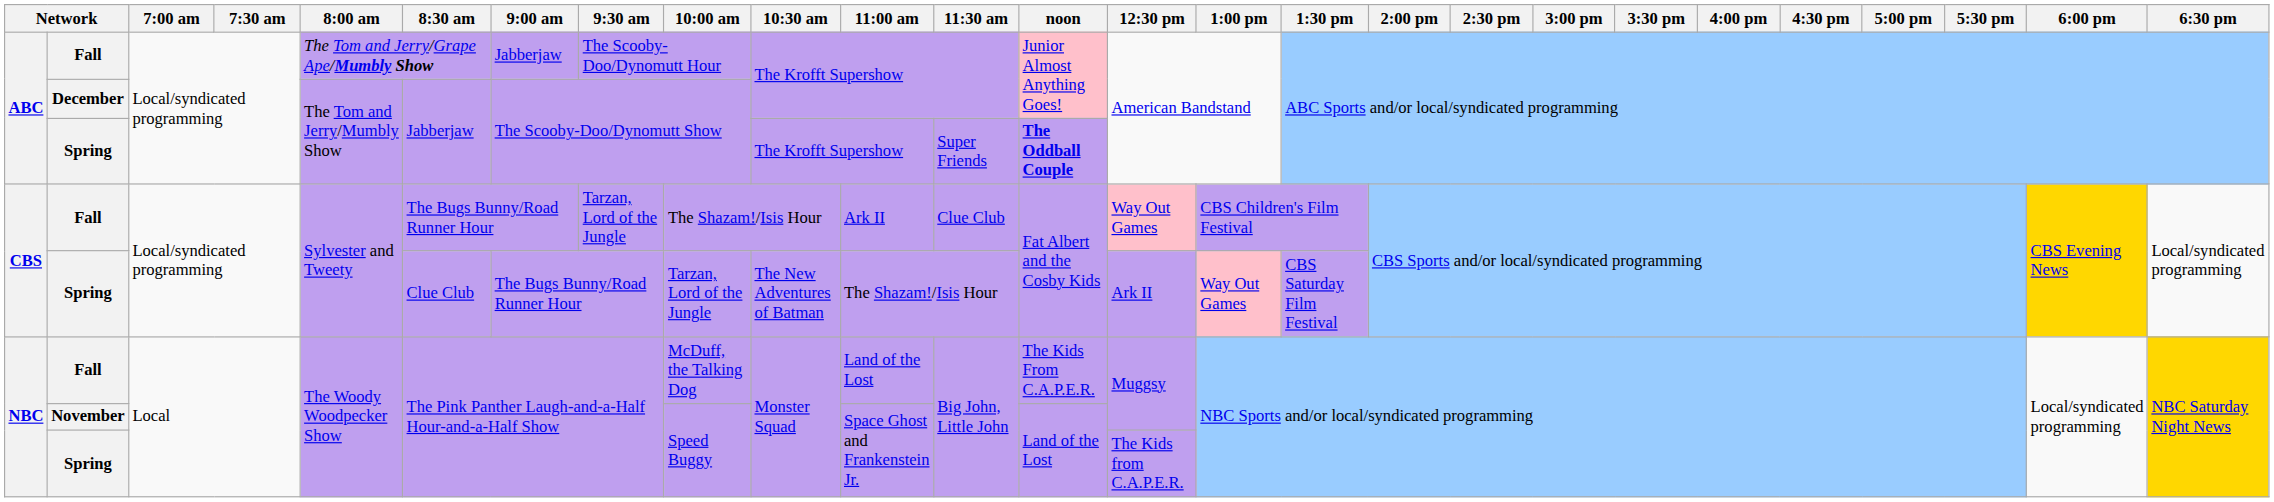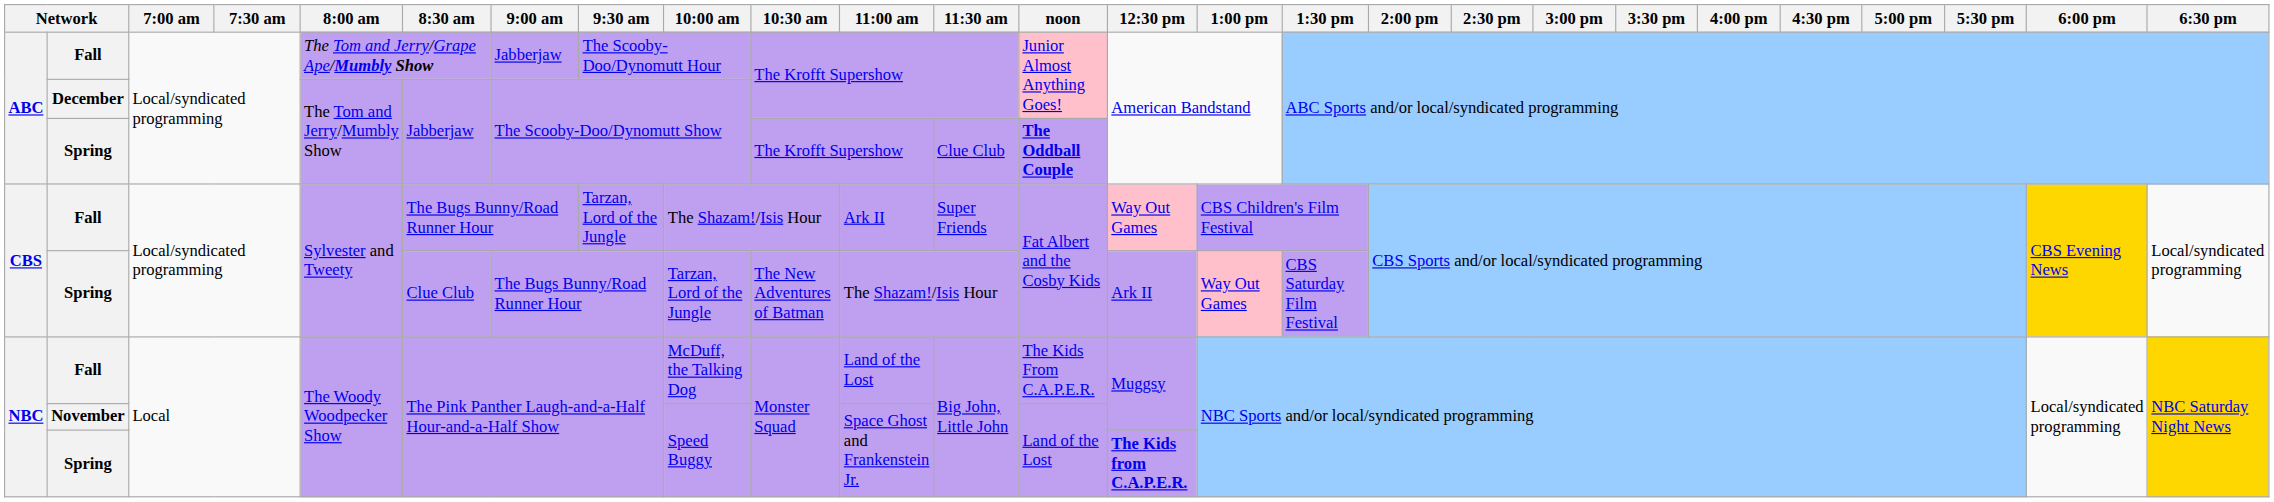(962, 151) Super Friends -> (971, 151) Clue Club
(971, 217) Clue Club -> (962, 217) Super Friends
(1148, 463) normal -> (1149, 463) bold
